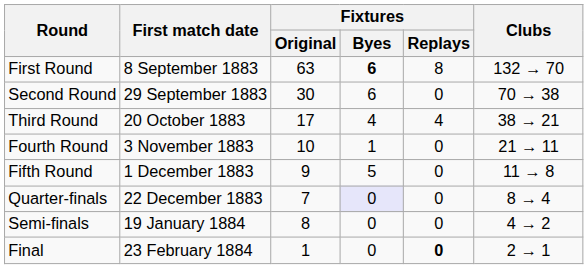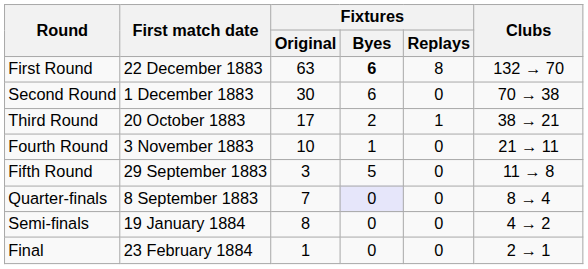(191, 69) 8 September 1883 -> (193, 69) 22 December 1883
(195, 95) 29 September 1883 -> (189, 95) 1 December 1883
(372, 120) 4 -> (372, 120) 2
(439, 120) 4 -> (439, 120) 1
(189, 172) 1 December 1883 -> (195, 172) 29 September 1883
(305, 172) 9 -> (305, 172) 3
(193, 198) 22 December 1883 -> (191, 198) 8 September 1883
(439, 250) bold -> (439, 250) normal
